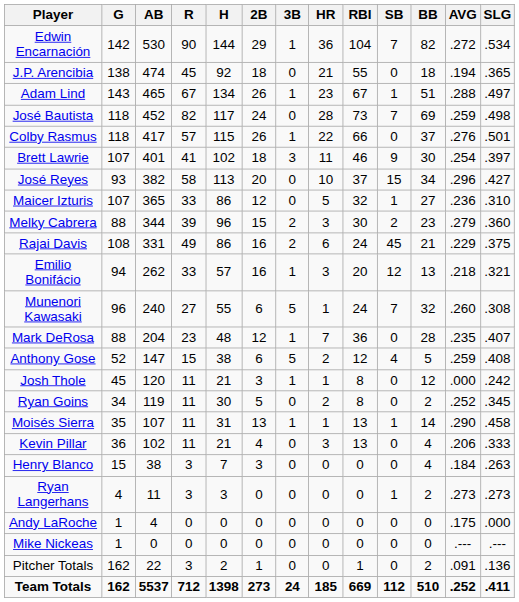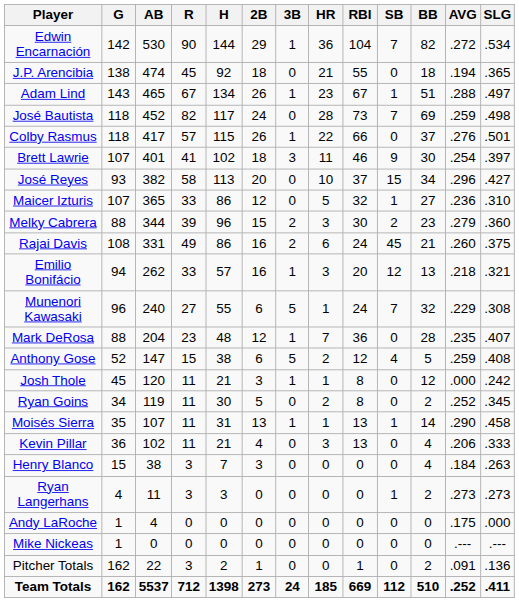(463, 243) .229 -> (463, 243) .260
(463, 308) .260 -> (463, 308) .229
